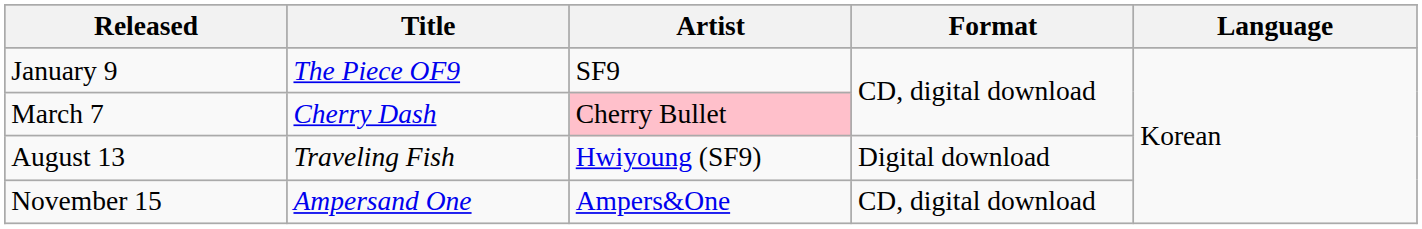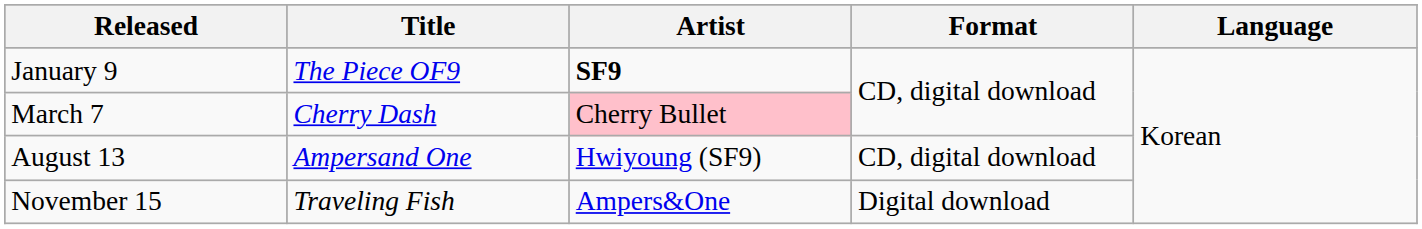(598, 69) normal -> (599, 69) bold
(374, 157) Traveling Fish -> (383, 157) Ampersand One
(954, 157) Digital download -> (977, 157) CD, digital download
(383, 200) Ampersand One -> (374, 200) Traveling Fish
(977, 200) CD, digital download -> (954, 200) Digital download
